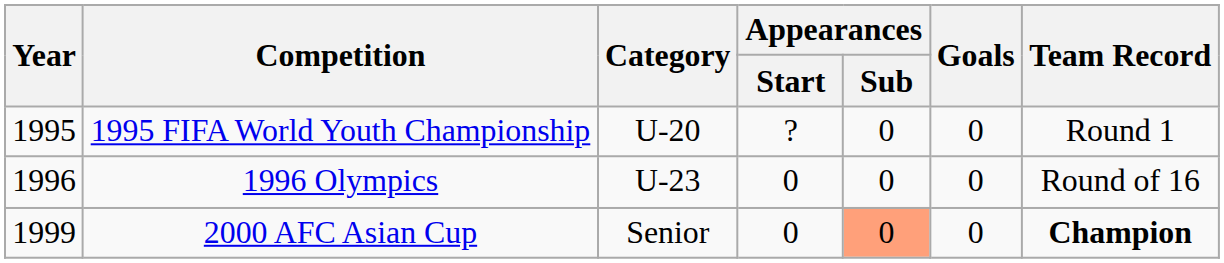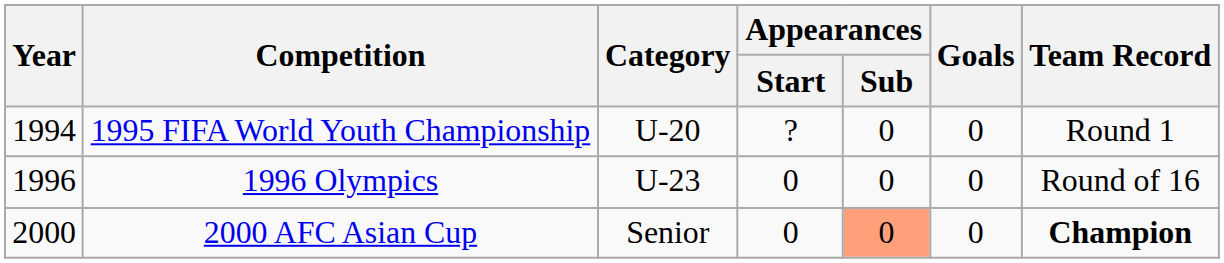(44, 130) 1995 -> (44, 130) 1994
(44, 231) 1999 -> (44, 231) 2000
